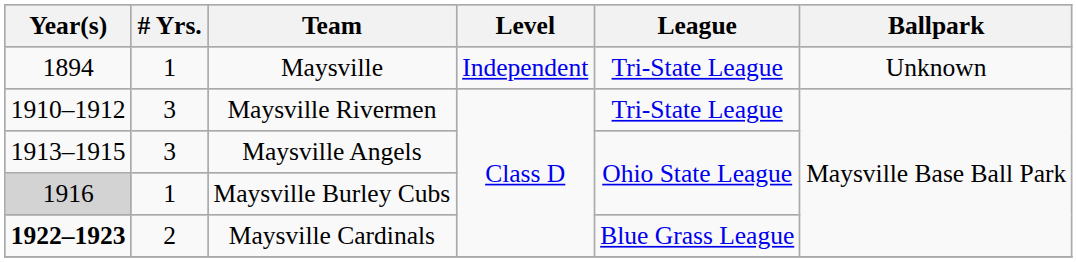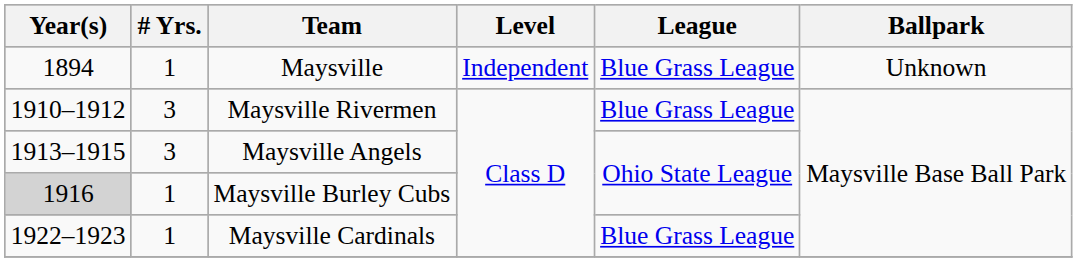(697, 67) Tri-State League -> (697, 67) Blue Grass League
(697, 109) Tri-State League -> (697, 109) Blue Grass League
(68, 236) bold -> (68, 236) normal
(170, 236) 2 -> (170, 236) 1
